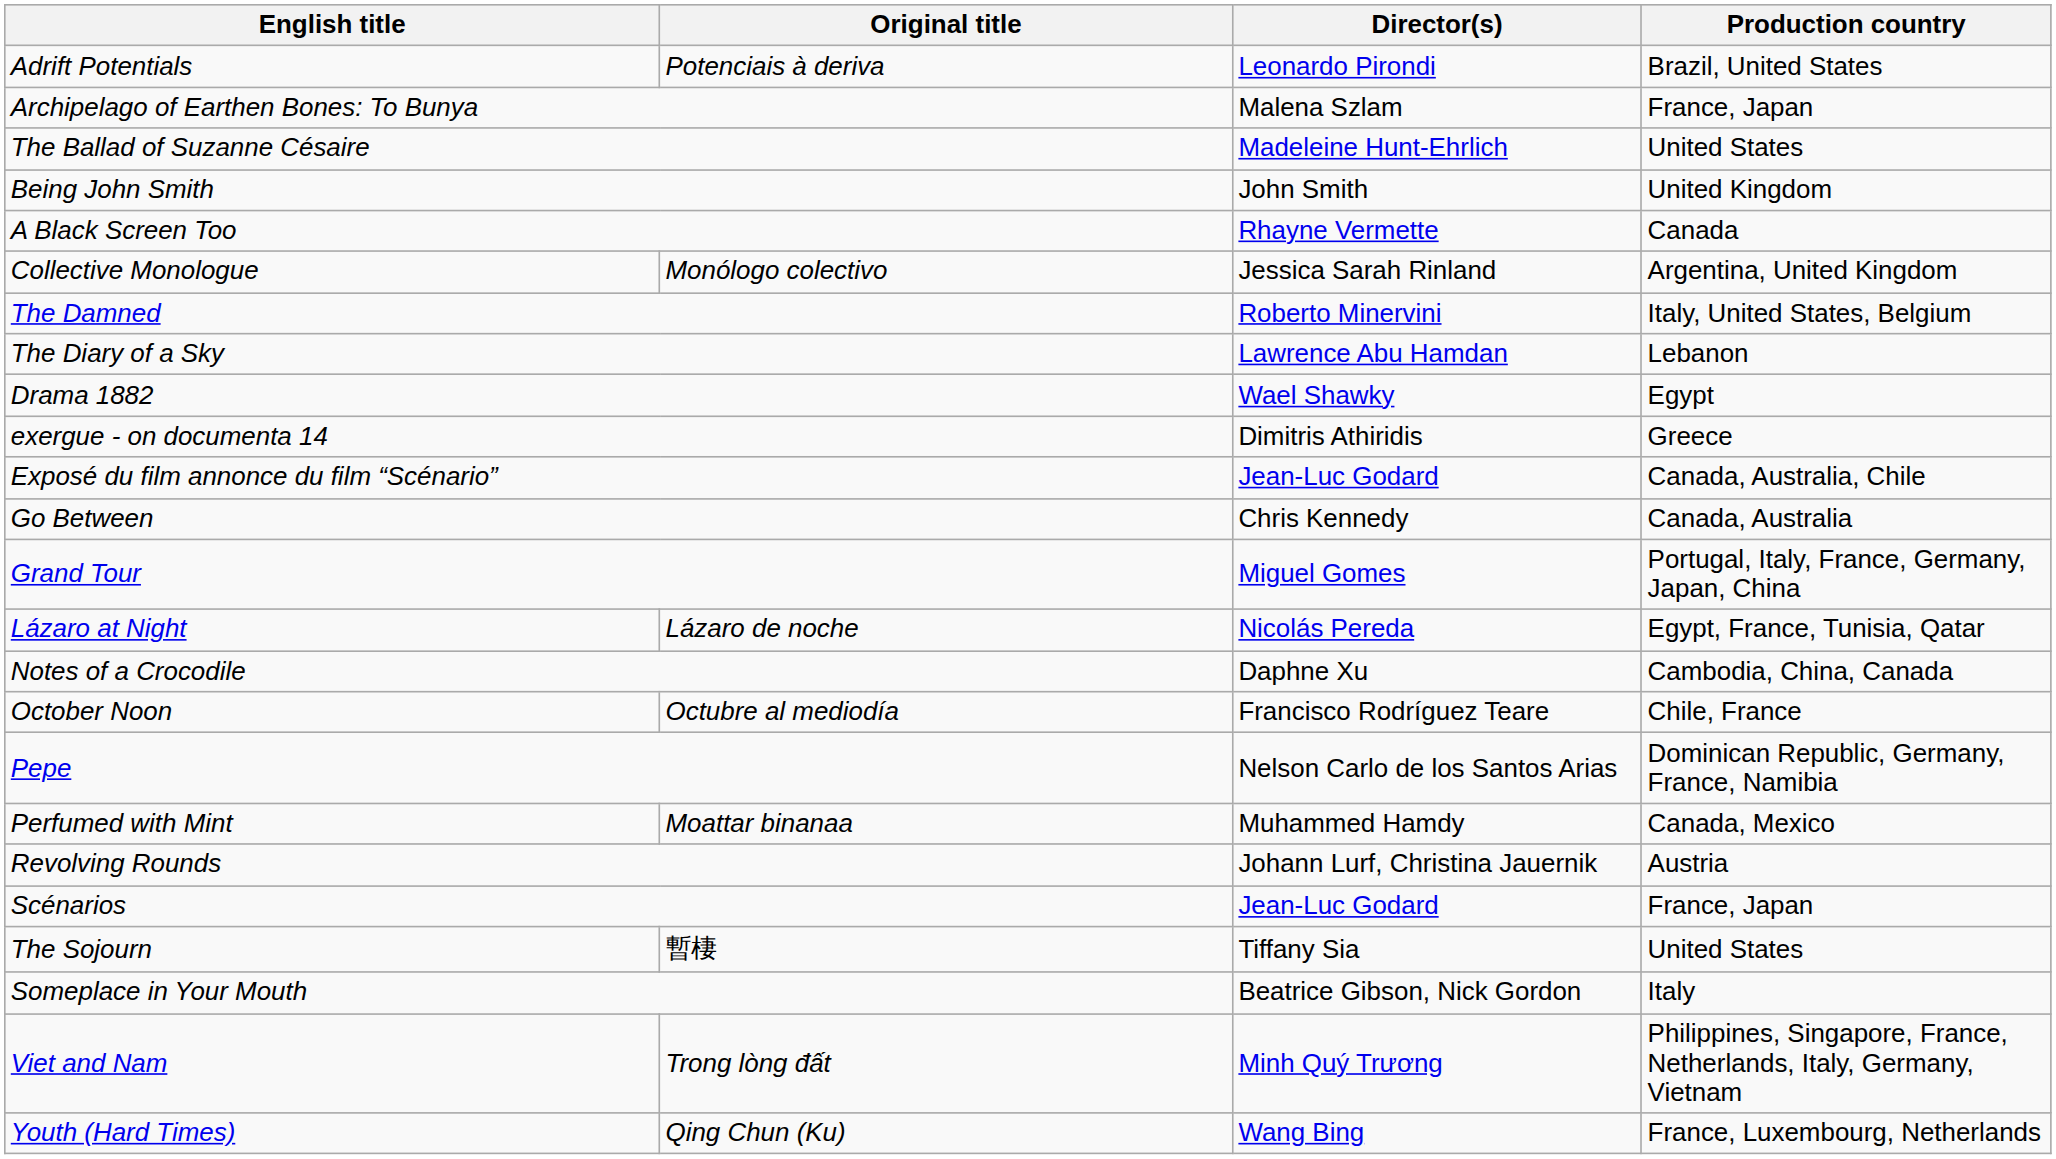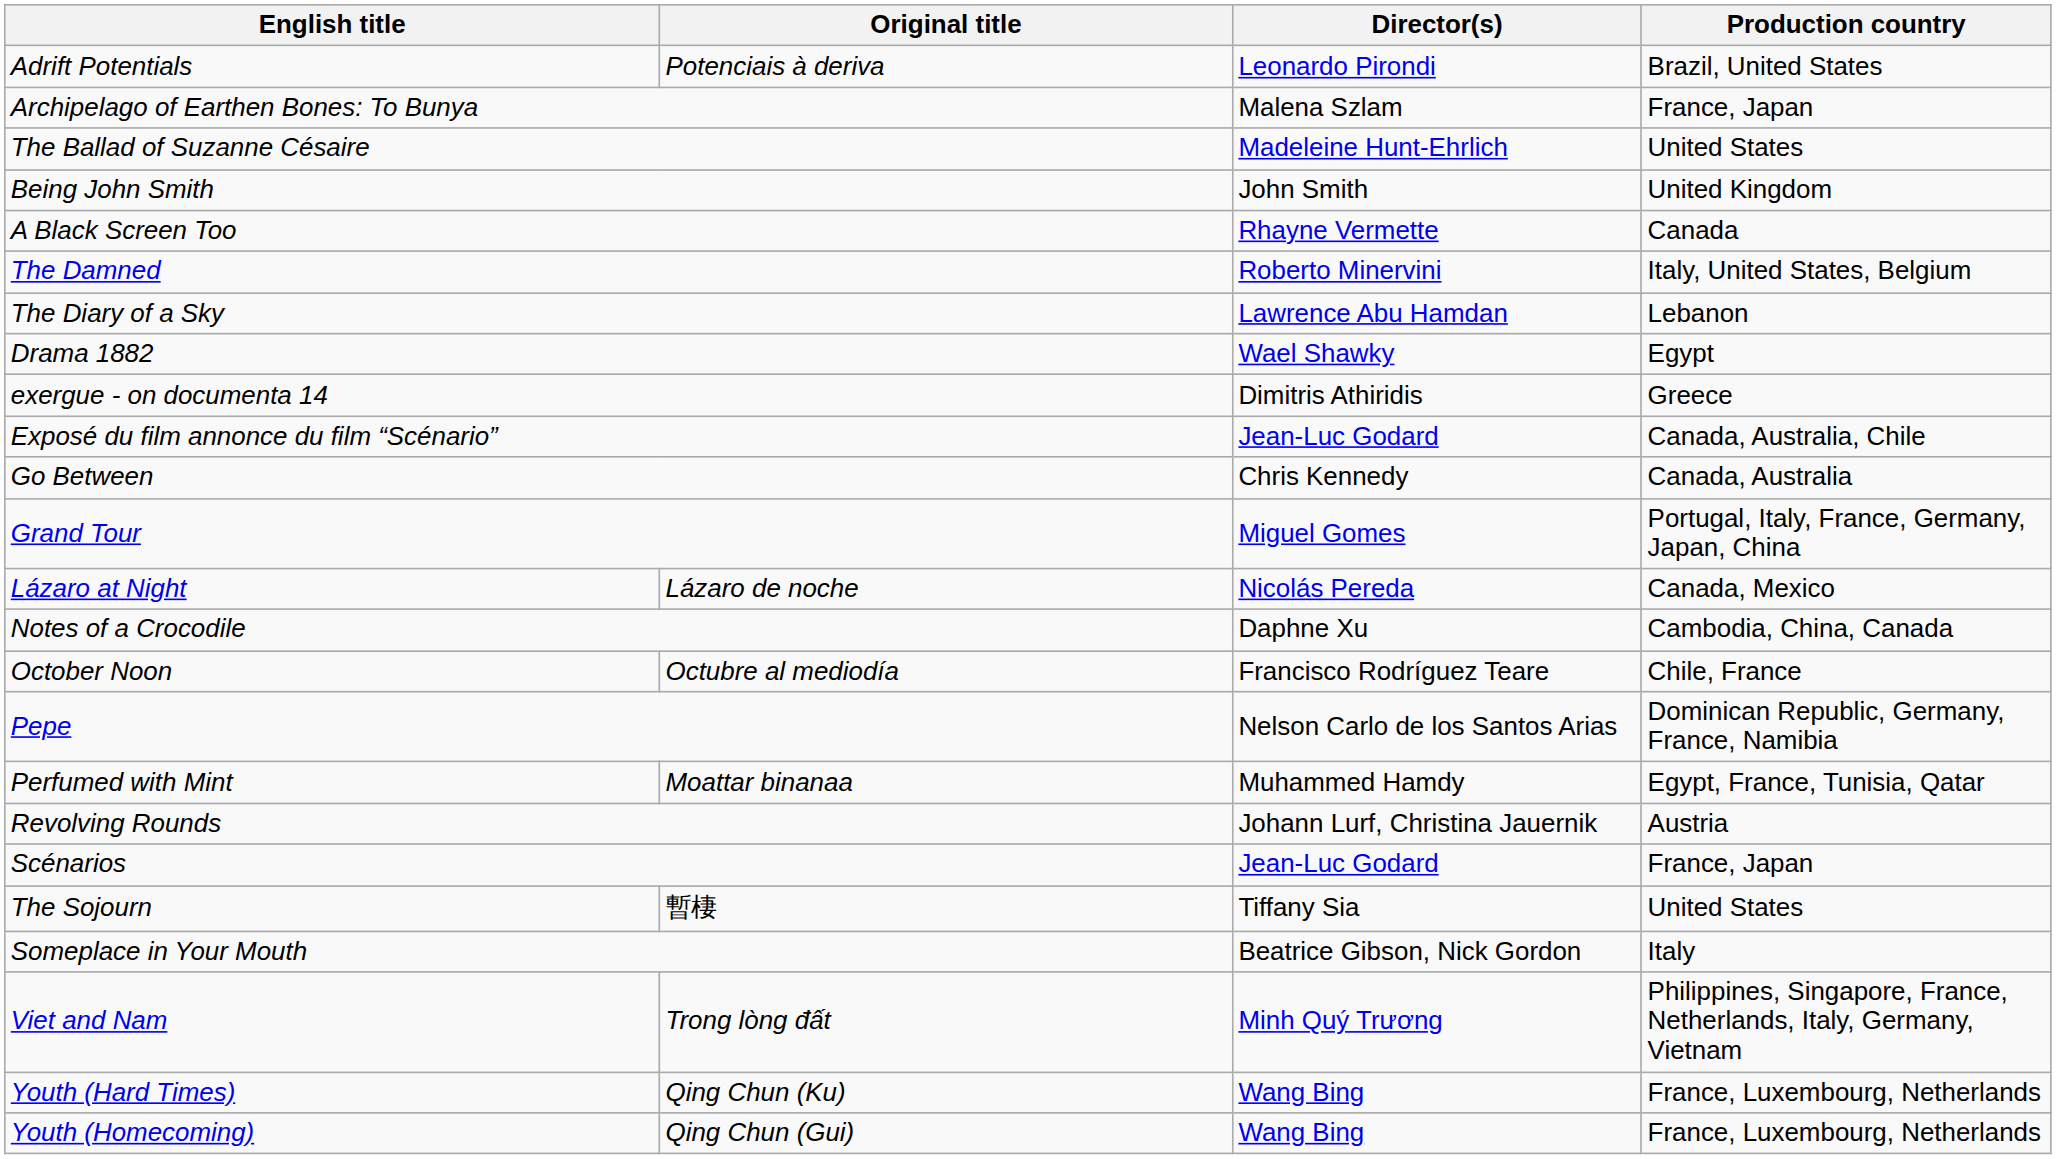- row: (135, 271)
(1816, 629) Egypt, France, Tunisia, Qatar -> (1741, 588) Canada, Mexico
(1741, 823) Canada, Mexico -> (1816, 782) Egypt, France, Tunisia, Qatar
+ row: (133, 1133)
